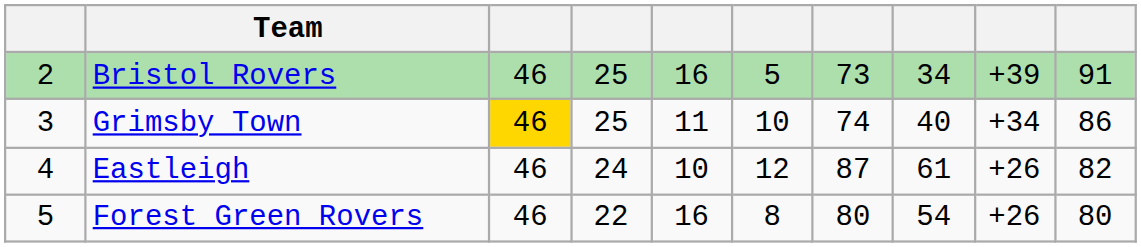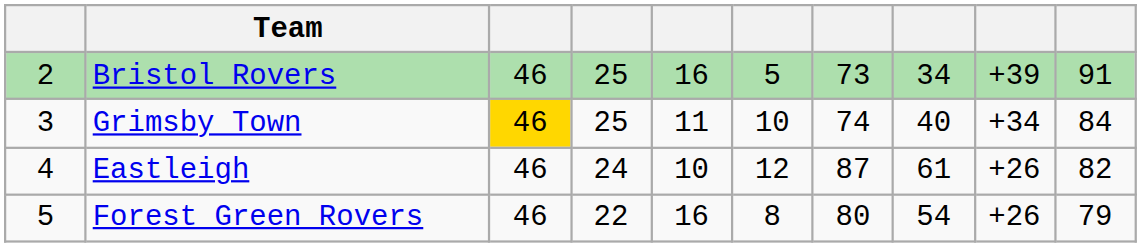(1095, 123) 86 -> (1095, 123) 84
(1095, 218) 80 -> (1095, 218) 79
